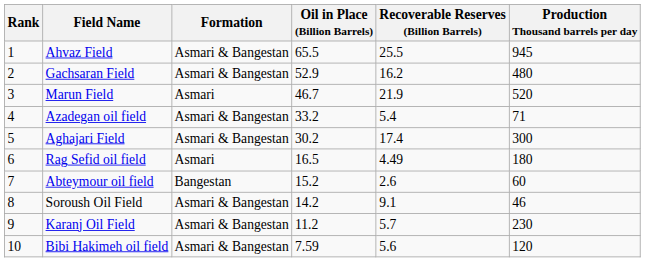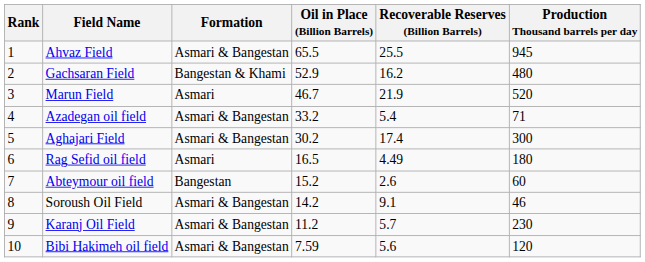(232, 73) Asmari & Bangestan -> (230, 73) Bangestan & Khami
